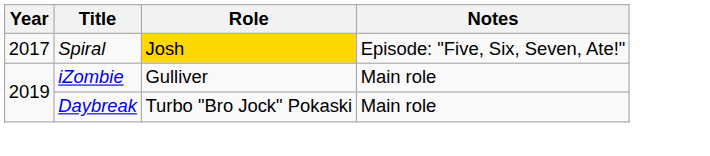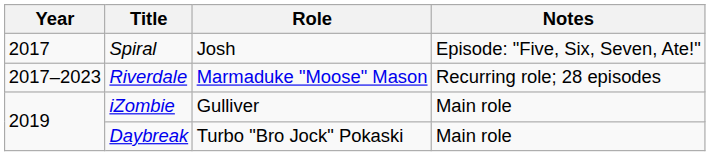(165, 48) gold background -> (216, 48) no background
+ row: (148, 77)
